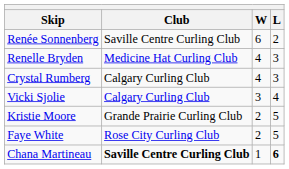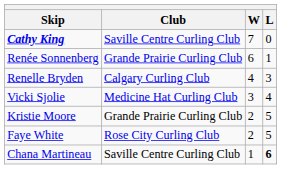+ row: (36, 39)
(172, 39) Saville Centre Curling Club -> (173, 58) Grande Prairie Curling Club
(276, 39) 2 -> (269, 58) 1
(171, 58) Medicine Hat Curling Club -> (157, 77) Calgary Curling Club
- row: (49, 77)
(157, 96) Calgary Curling Club -> (171, 96) Medicine Hat Curling Club
(177, 154) bold -> (172, 154) normal
